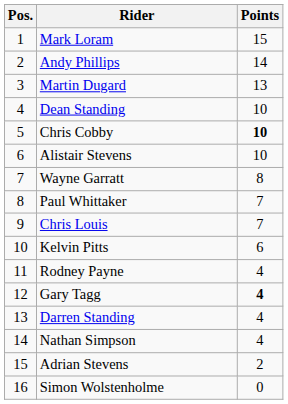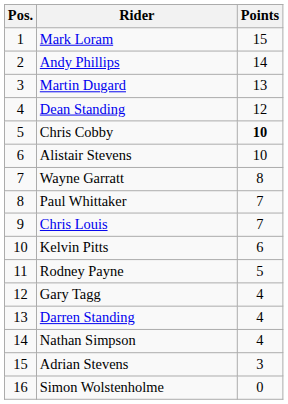(260, 108) 10 -> (260, 108) 12
(260, 271) 4 -> (260, 271) 5
(260, 294) bold -> (260, 294) normal
(260, 364) 2 -> (260, 364) 3
